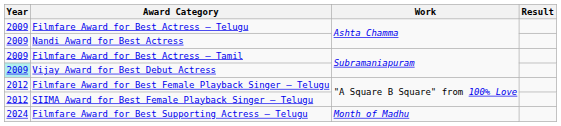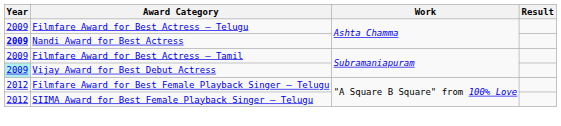(17, 41) normal -> (17, 41) bold
- row: (170, 114)
